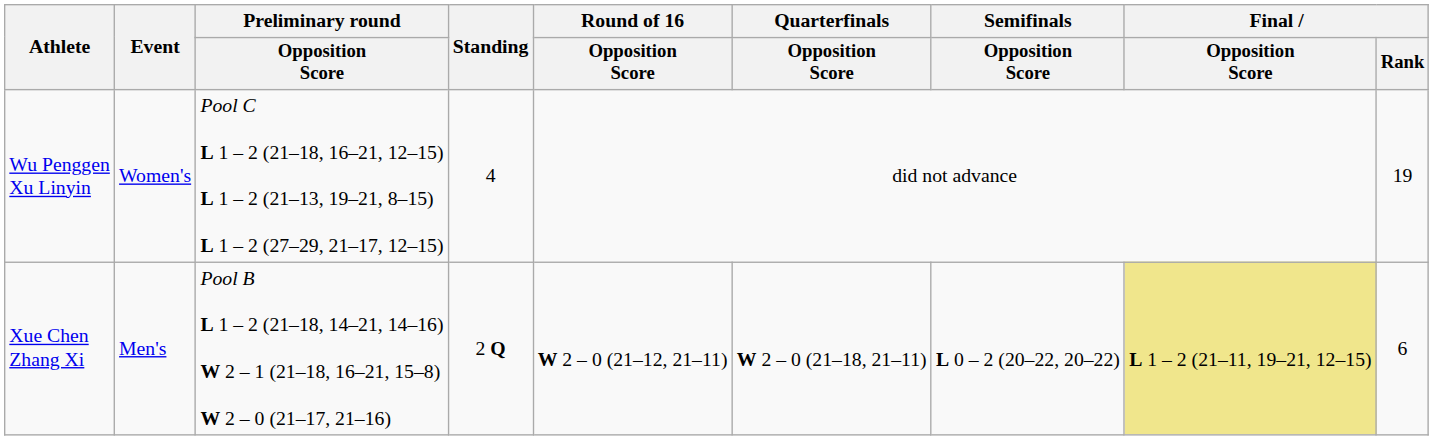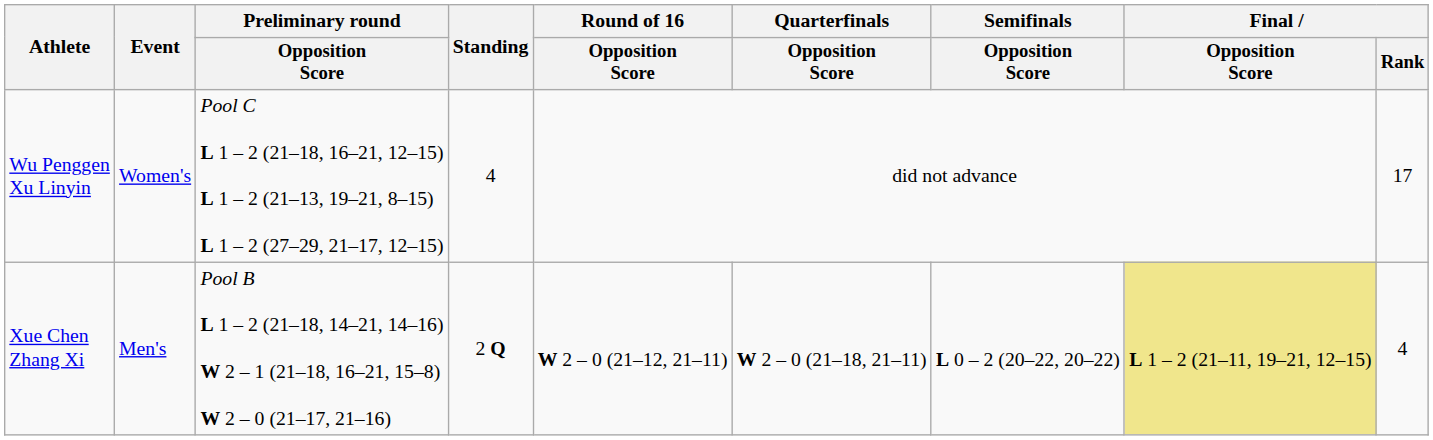(1403, 176) 19 -> (1403, 176) 17
(1403, 348) 6 -> (1403, 348) 4
